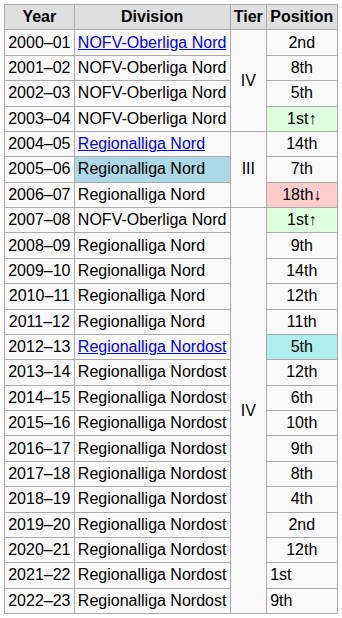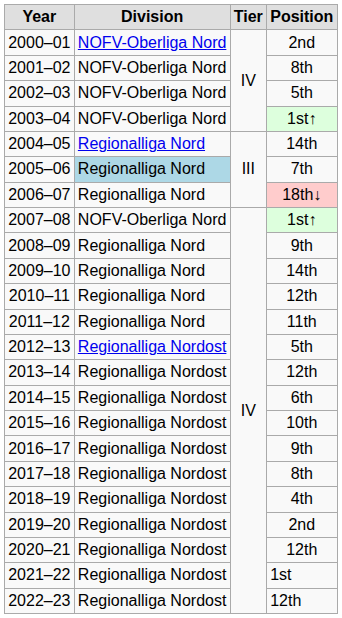(302, 347) paleturquoise background -> (302, 347) no background
(281, 600) 9th -> (286, 600) 12th
